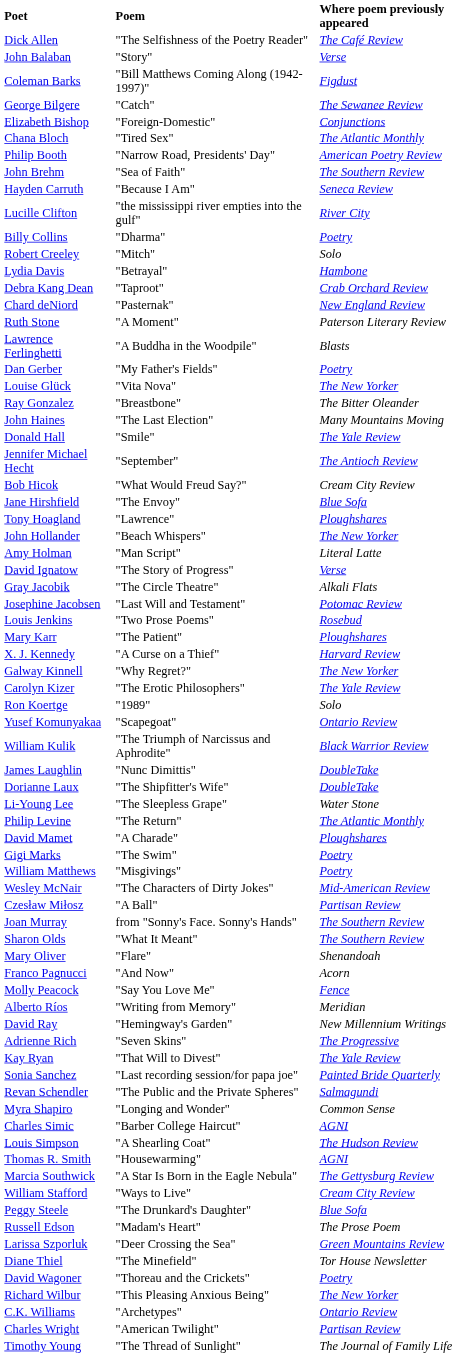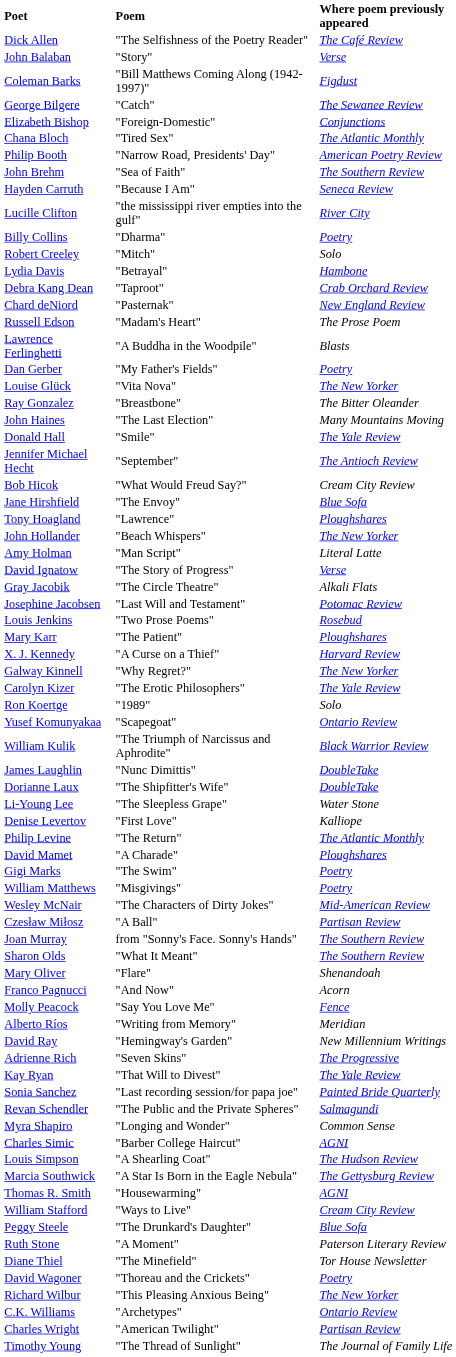rows swapped: (39, 1227) <-> (32, 321)
+ row: (45, 820)
rows swapped: (48, 1159) <-> (50, 1176)
- row: (46, 1244)
